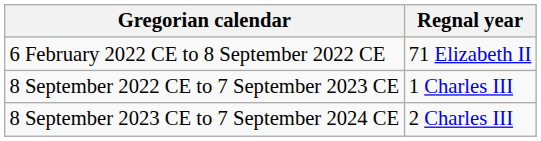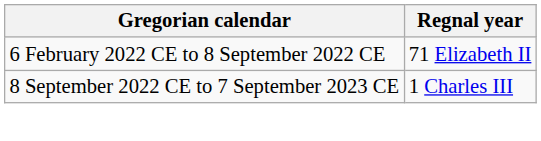- row: (204, 119)
